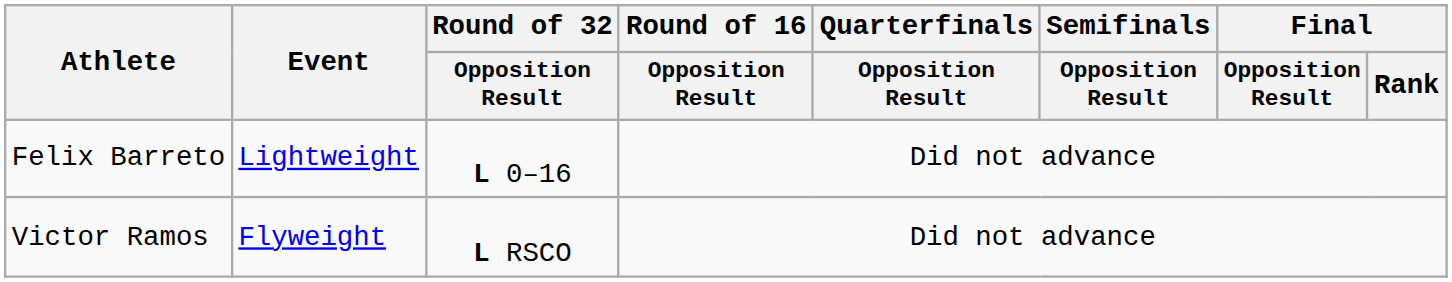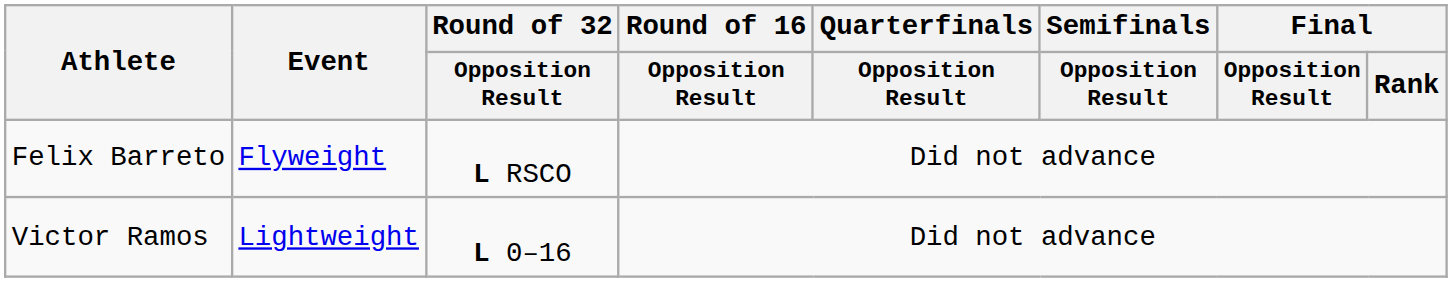(329, 158) Lightweight -> (312, 158) Flyweight
(522, 175) L 0–16 -> (522, 175) L RSCO
(312, 237) Flyweight -> (329, 237) Lightweight
(522, 253) L RSCO -> (522, 253) L 0–16
